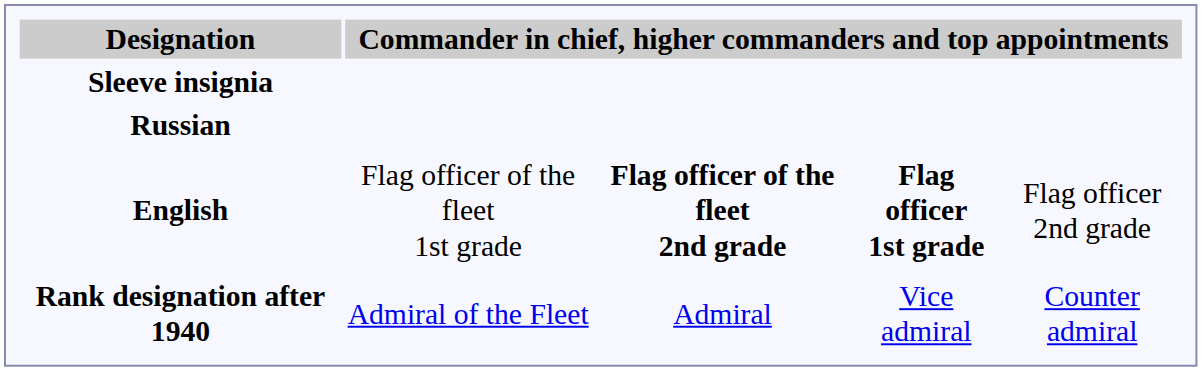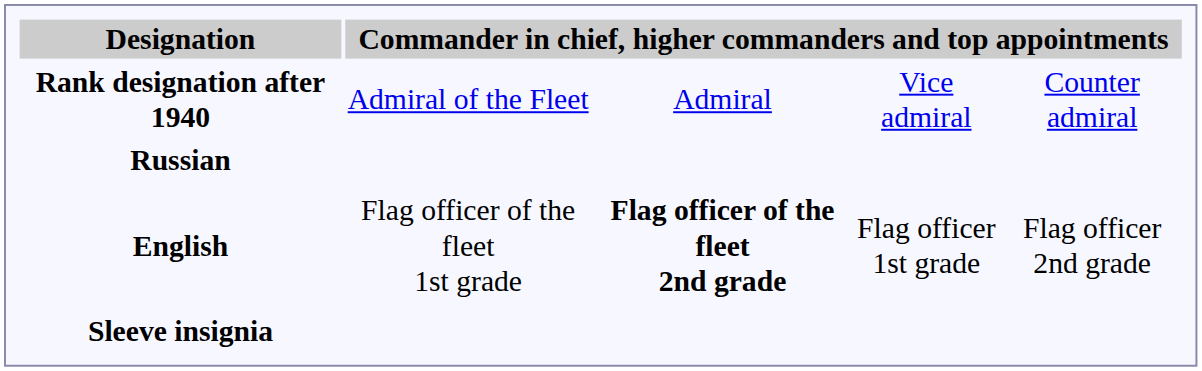rows swapped: (180, 81) <-> (180, 313)
(926, 210) bold -> (926, 245) normal
